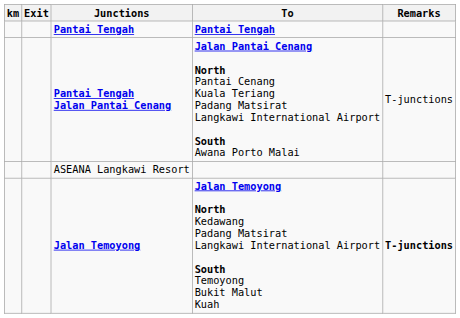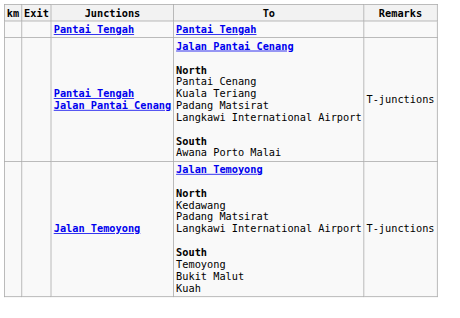- row: (122, 170)
(419, 246) bold -> (400, 229) normal
